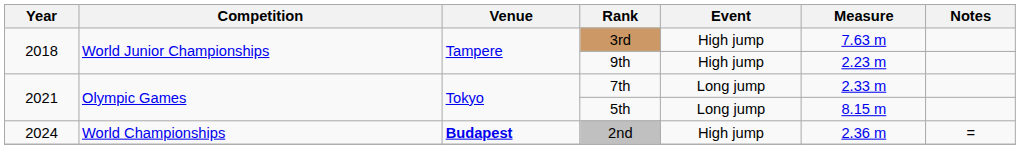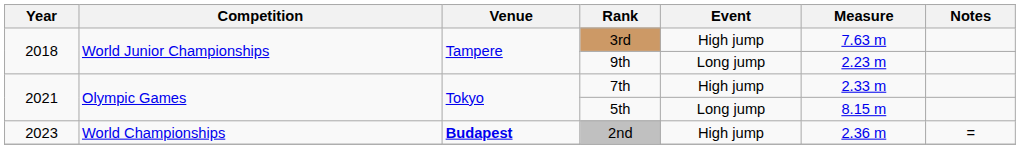(731, 63) High jump -> (731, 63) Long jump
(731, 86) Long jump -> (731, 86) High jump
(42, 133) 2024 -> (42, 133) 2023
